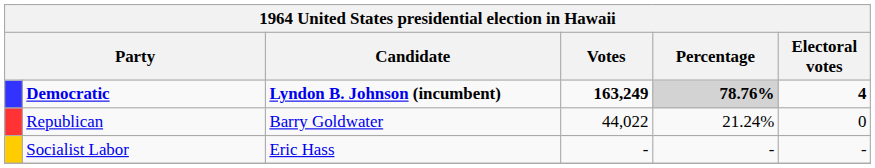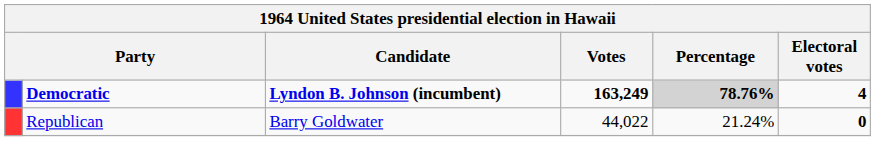(862, 122) normal -> (862, 122) bold
- row: (78, 149)
